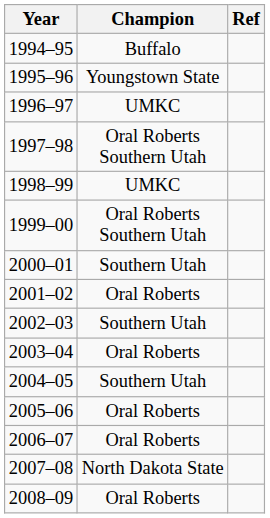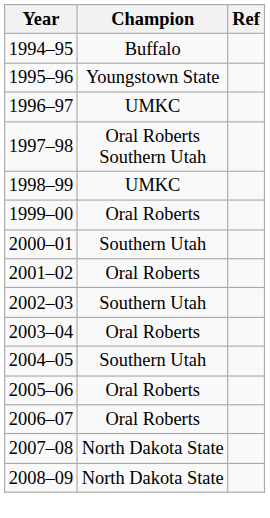(153, 225) Oral Roberts Southern Utah -> (153, 214) Oral Roberts
(153, 498) Oral Roberts -> (153, 477) North Dakota State
